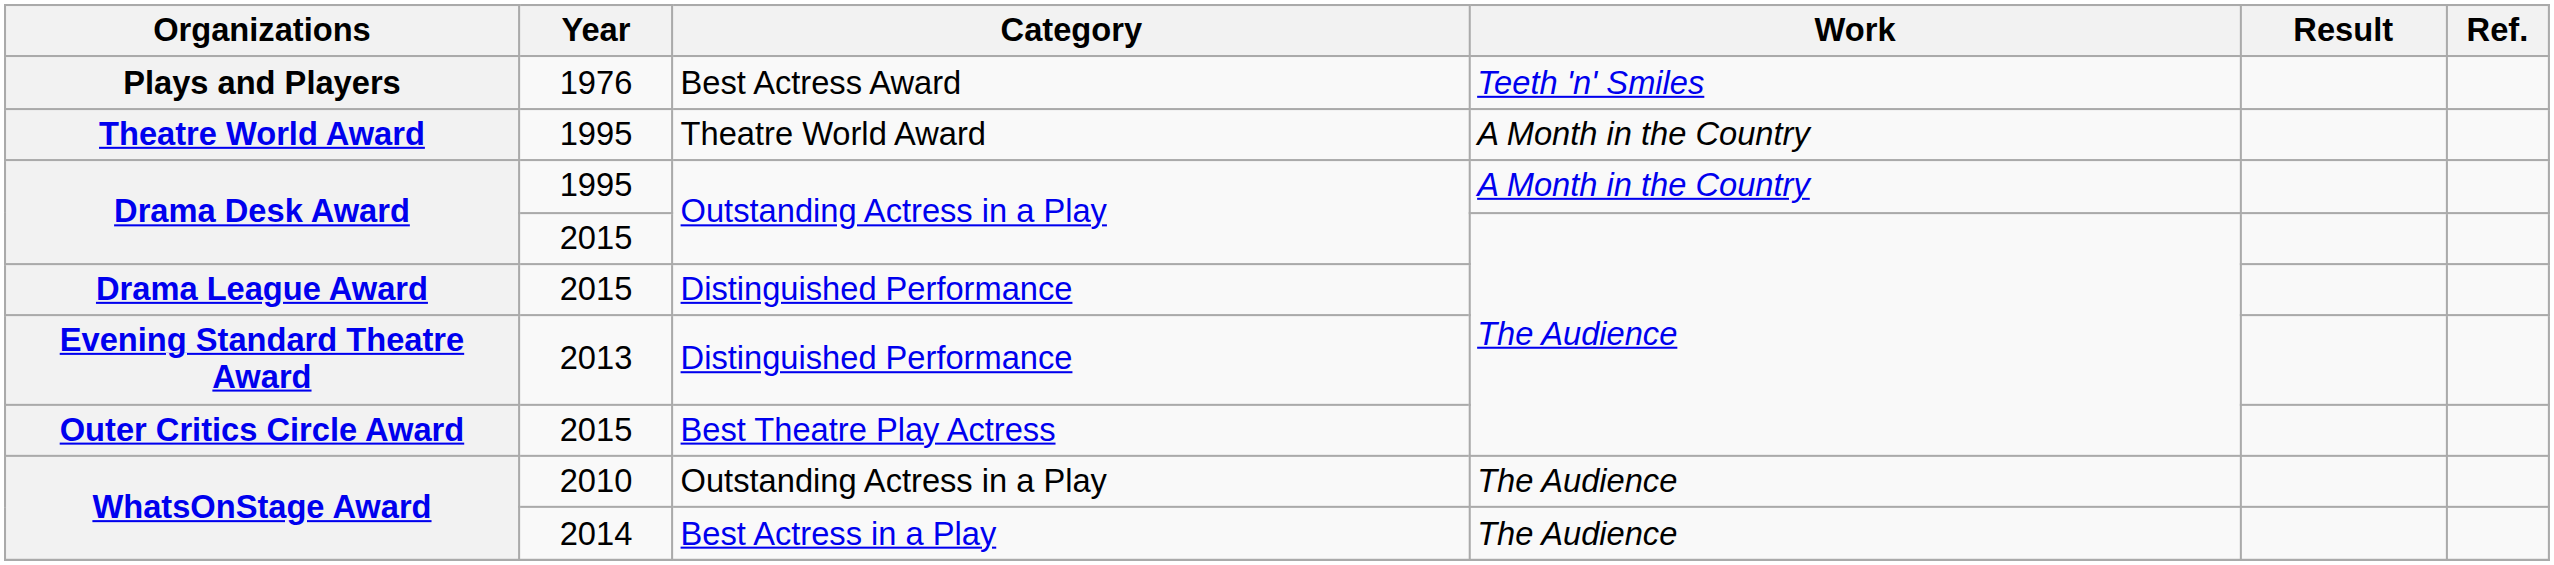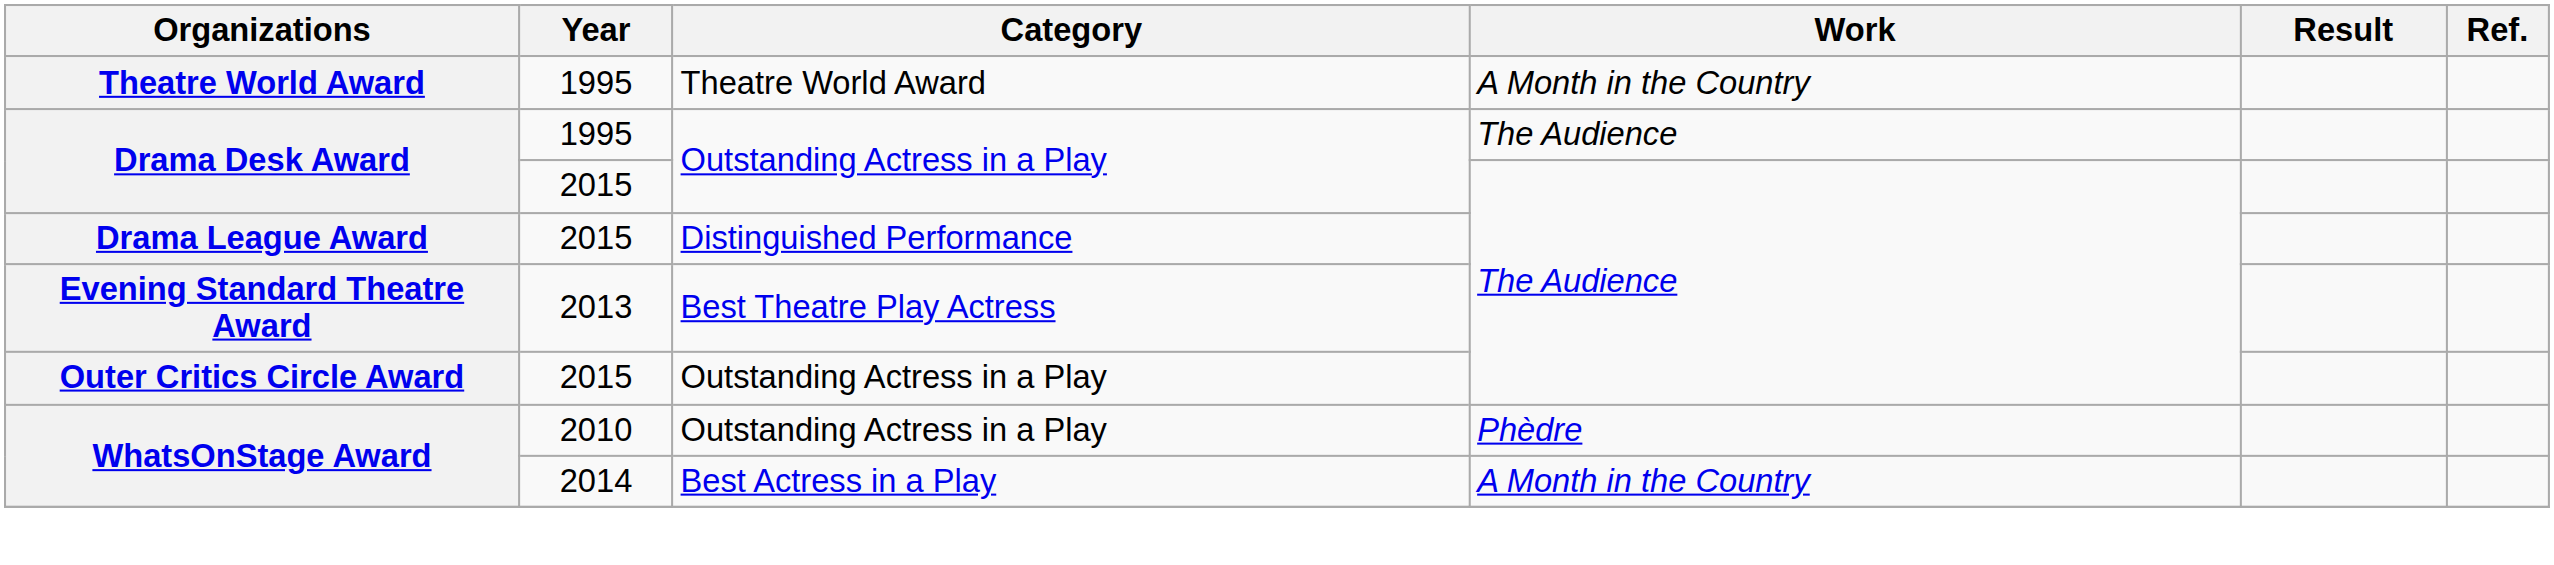- row: (262, 82)
(1643, 185) A Month in the Country -> (1577, 133) The Audience
(877, 359) Distinguished Performance -> (868, 307) Best Theatre Play Actress
(868, 429) Best Theatre Play Actress -> (894, 377) Outstanding Actress in a Play
(1577, 481) The Audience -> (1530, 429) Phèdre
(1577, 532) The Audience -> (1643, 481) A Month in the Country
